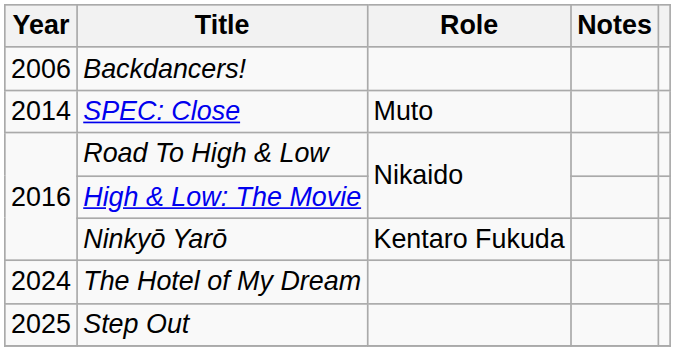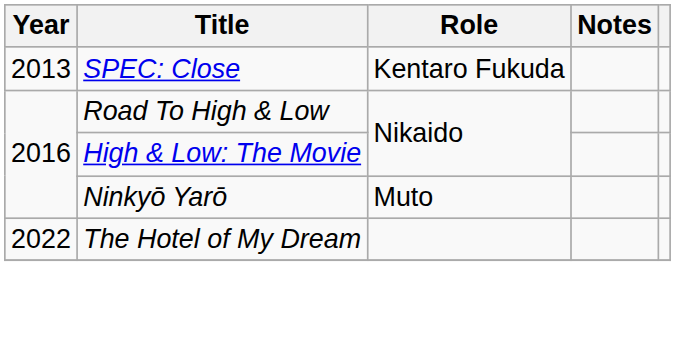- row: (165, 68)
(41, 111) 2014 -> (41, 68) 2013
(403, 111) Muto -> (469, 68) Kentaro Fukuda
(469, 238) Kentaro Fukuda -> (403, 196) Muto
(41, 281) 2024 -> (41, 238) 2022
- row: (136, 324)
